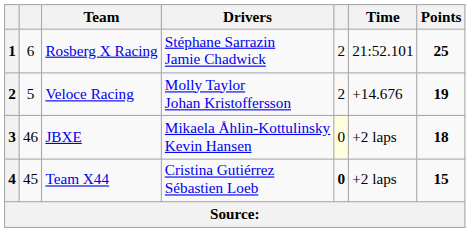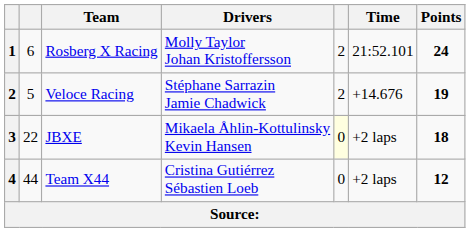(220, 50) Stéphane Sarrazin Jamie Chadwick -> (228, 50) Molly Taylor Johan Kristoffersson
(441, 50) 25 -> (441, 50) 24
(228, 93) Molly Taylor Johan Kristoffersson -> (220, 93) Stéphane Sarrazin Jamie Chadwick
(31, 136) 46 -> (31, 136) 22
(31, 179) 45 -> (31, 179) 44
(341, 179) bold -> (341, 179) normal
(441, 179) 15 -> (441, 179) 12
